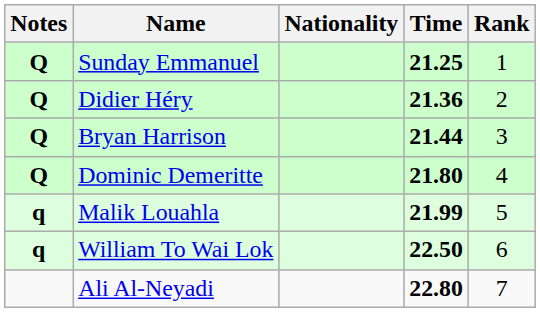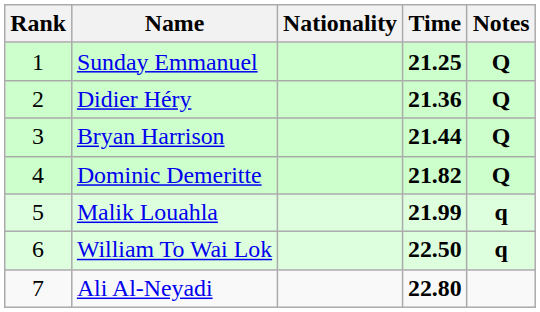columns swapped: (502, 23) <-> (39, 23)
(436, 174) 21.80 -> (435, 174) 21.82
